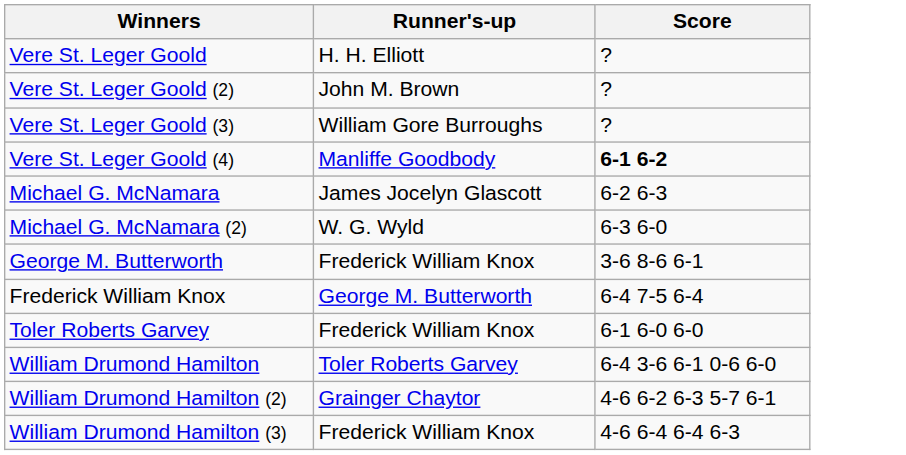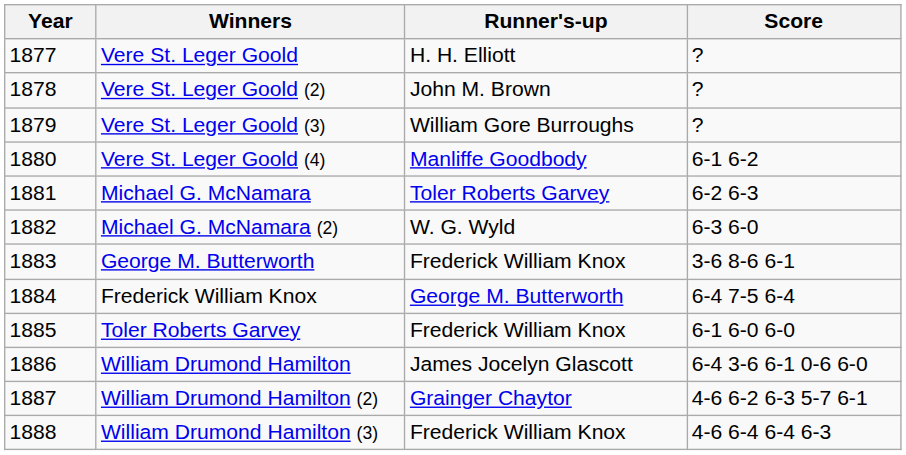+ column: (50, 21)
(634, 158) bold -> (725, 158) normal
(430, 192) James Jocelyn Glascott -> (510, 192) Toler Roberts Garvey
(418, 363) Toler Roberts Garvey -> (521, 363) James Jocelyn Glascott
